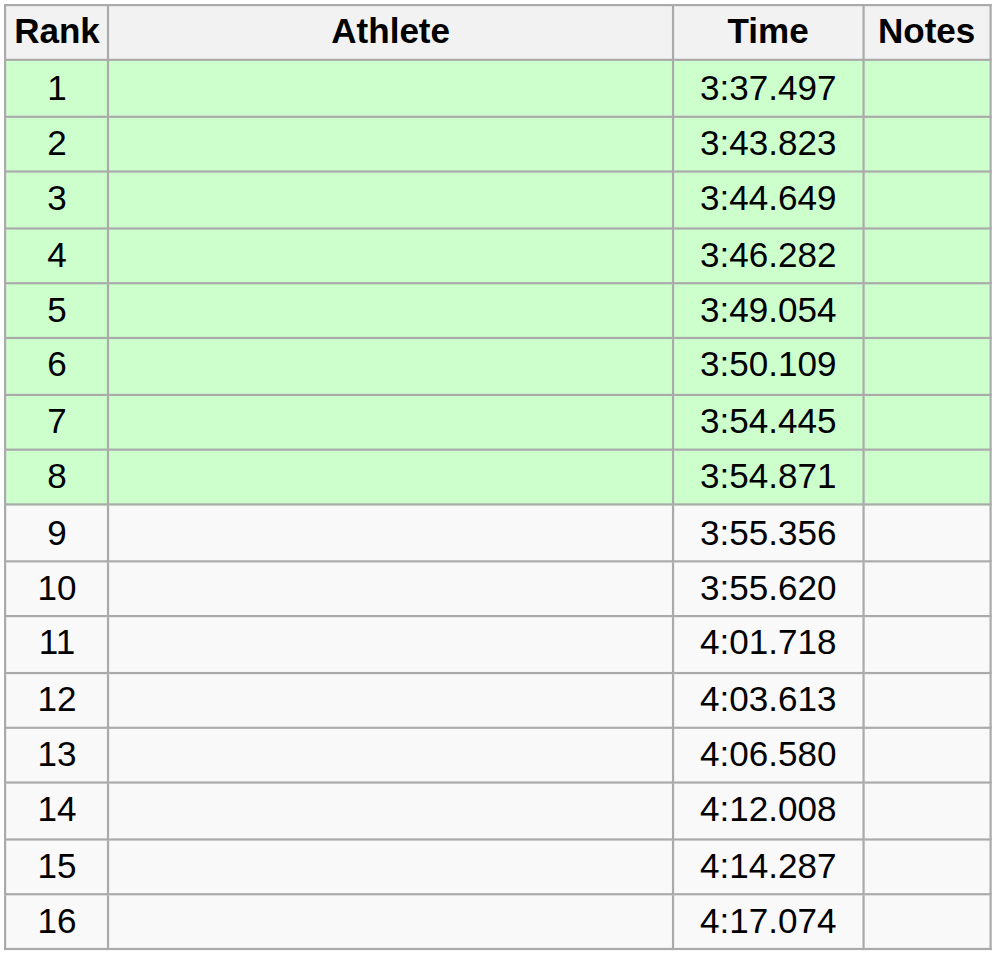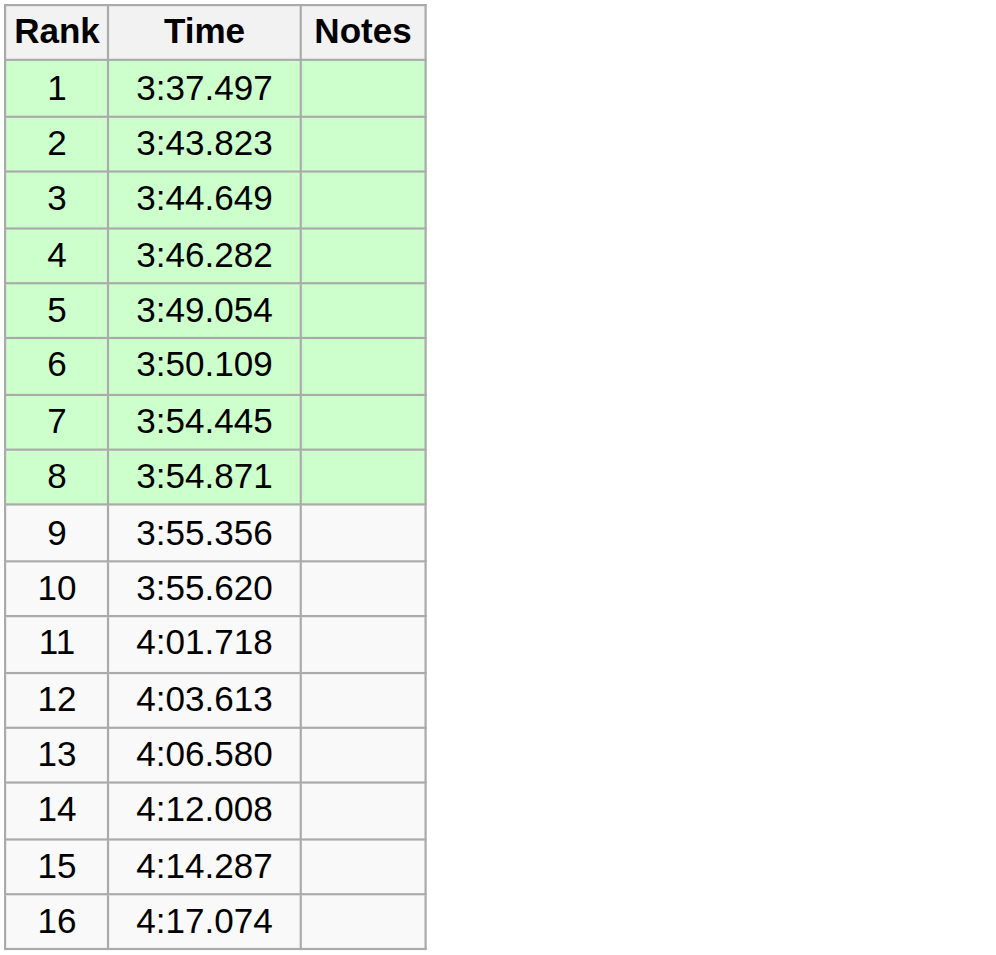- column: (391, 32)
